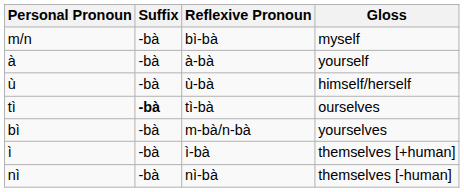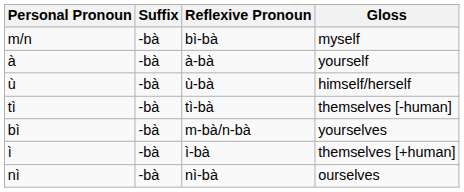(149, 107) bold -> (149, 107) normal
(349, 107) ourselves -> (385, 107) themselves [-human]
(385, 175) themselves [-human] -> (349, 175) ourselves
